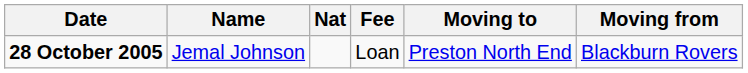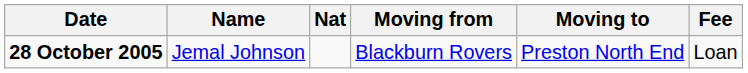columns swapped: (659, 20) <-> (377, 20)
